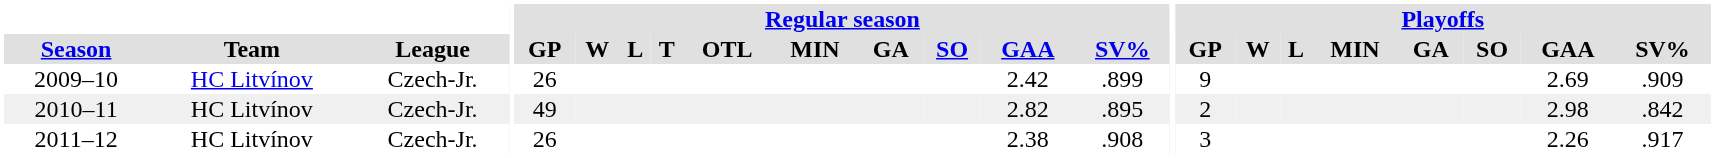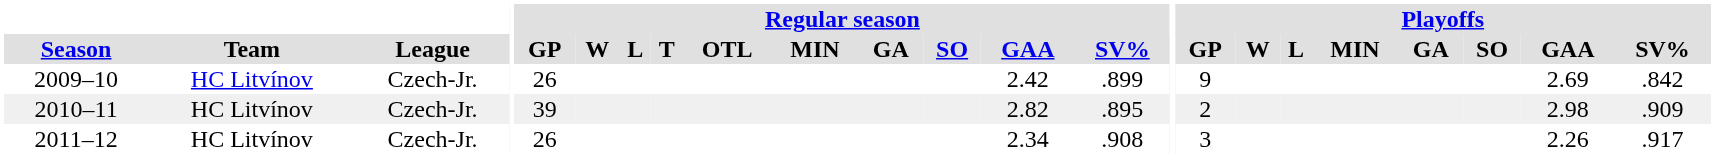(1662, 78) .909 -> (1662, 78) .842
(545, 108) 49 -> (545, 108) 39
(1662, 108) .842 -> (1662, 108) .909
(1028, 138) 2.38 -> (1028, 138) 2.34
